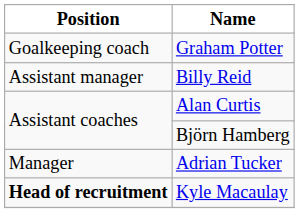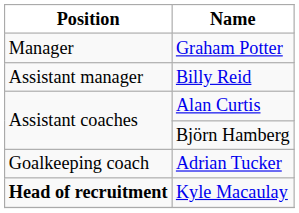(79, 47) Goalkeeping coach -> (41, 47) Manager
(41, 163) Manager -> (79, 163) Goalkeeping coach
